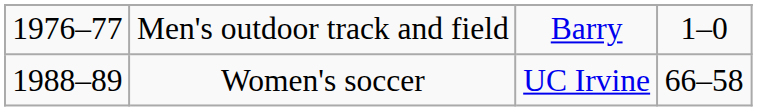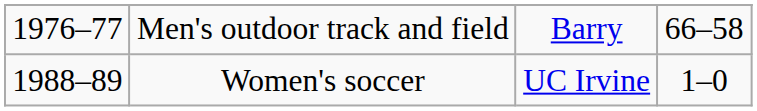(704, 29) 1–0 -> (704, 29) 66–58
(704, 79) 66–58 -> (704, 79) 1–0
